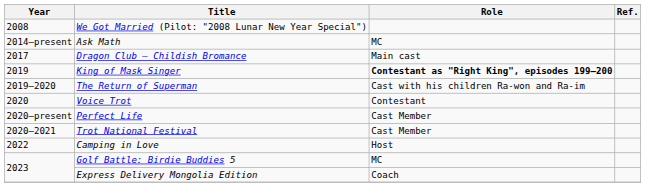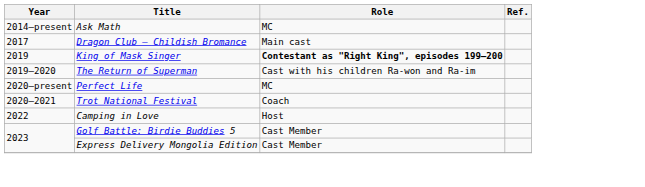- row: (222, 27)
- row: (104, 101)
(401, 116) Cast Member -> (267, 86) MC
(401, 130) Cast Member -> (275, 101) Coach
(377, 160) MC -> (292, 130) Cast Member
(385, 175) Coach -> (292, 145) Cast Member
